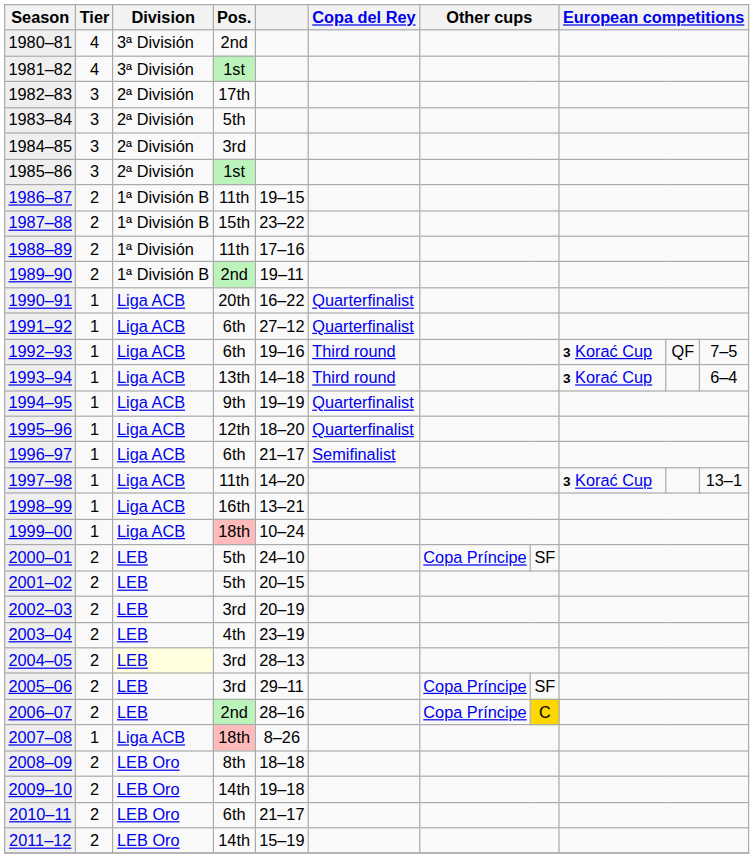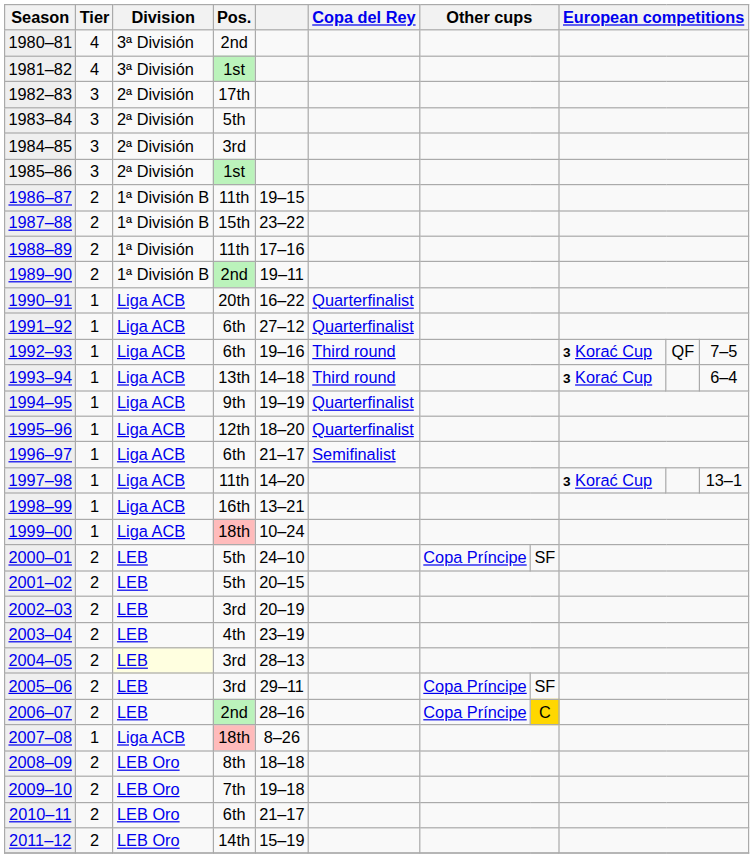(234, 789) 14th -> (234, 789) 7th
